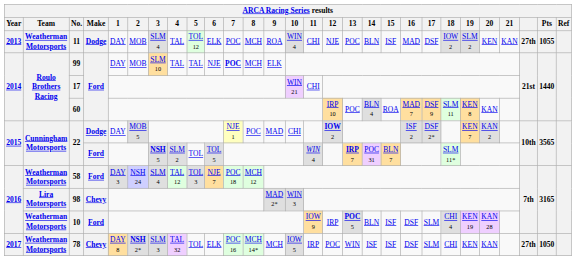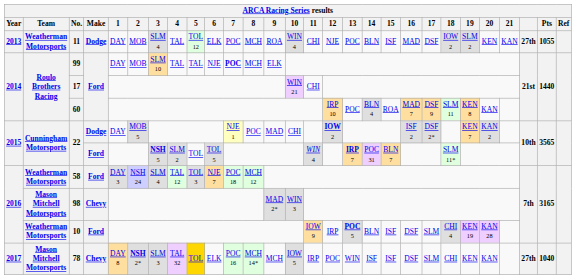(46, 199) Lira Motorsports -> (46, 204) Mason Mitchell Motorsports
(46, 244) Weatherman Motorsports -> (46, 259) Mason Mitchell Motorsports
(196, 244) no background -> (196, 259) gold background
(547, 244) 1050 -> (547, 259) 1040
